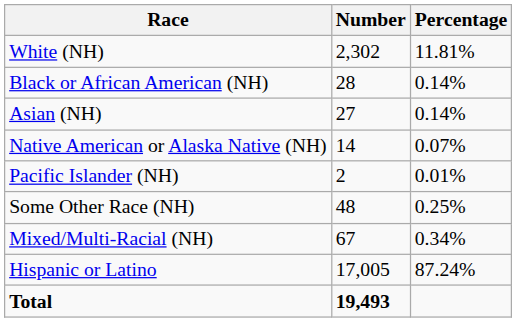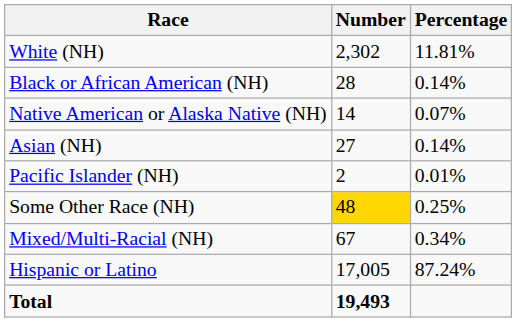rows swapped: (168, 144) <-> (55, 113)
(346, 207) no background -> (346, 207) gold background
